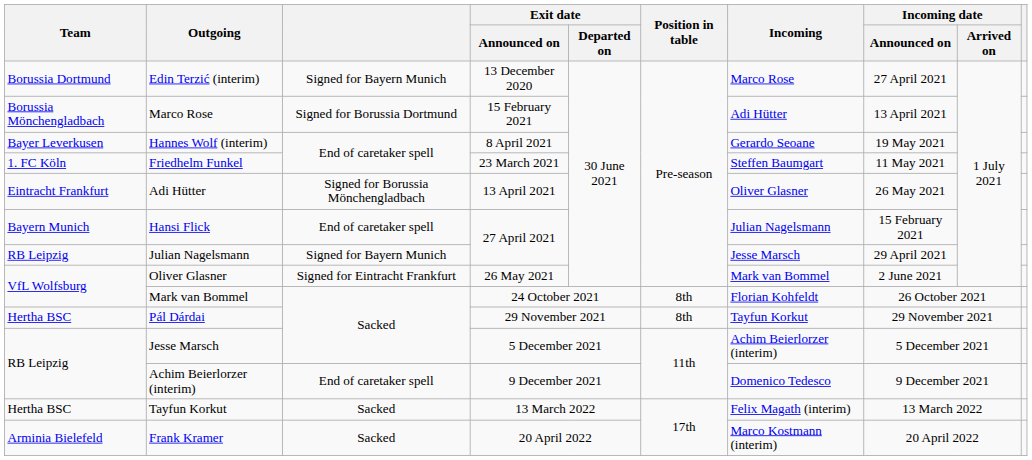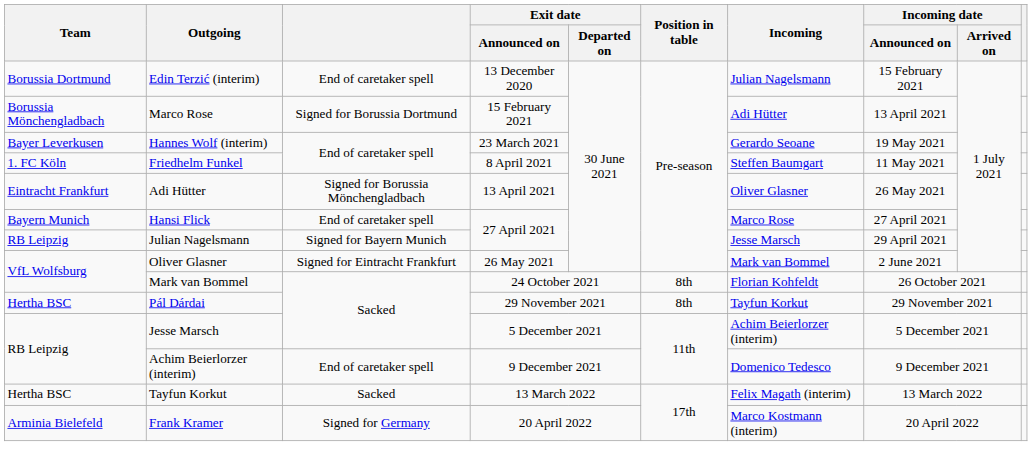(376, 78) Signed for Bayern Munich -> (376, 78) End of caretaker spell
(762, 78) Marco Rose -> (780, 78) Julian Nagelsmann
(910, 78) 27 April 2021 -> (910, 78) 15 February 2021
(519, 142) 8 April 2021 -> (519, 142) 23 March 2021
(519, 163) 23 March 2021 -> (519, 163) 8 April 2021
(780, 226) Julian Nagelsmann -> (762, 219) Marco Rose
(910, 226) 15 February 2021 -> (910, 219) 27 April 2021
(376, 437) Sacked -> (376, 422) Signed for Germany
